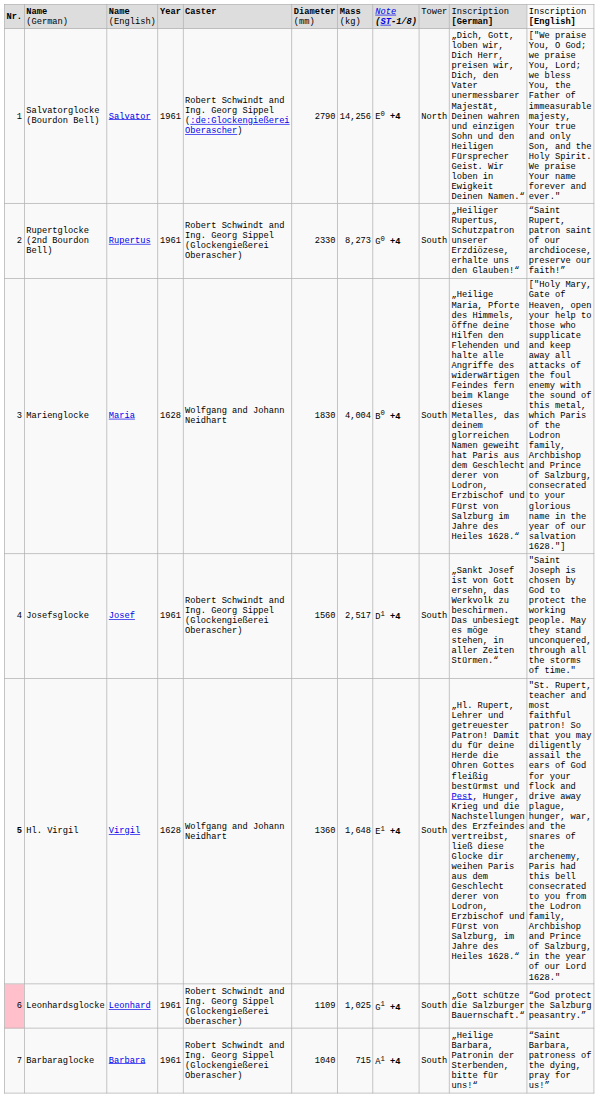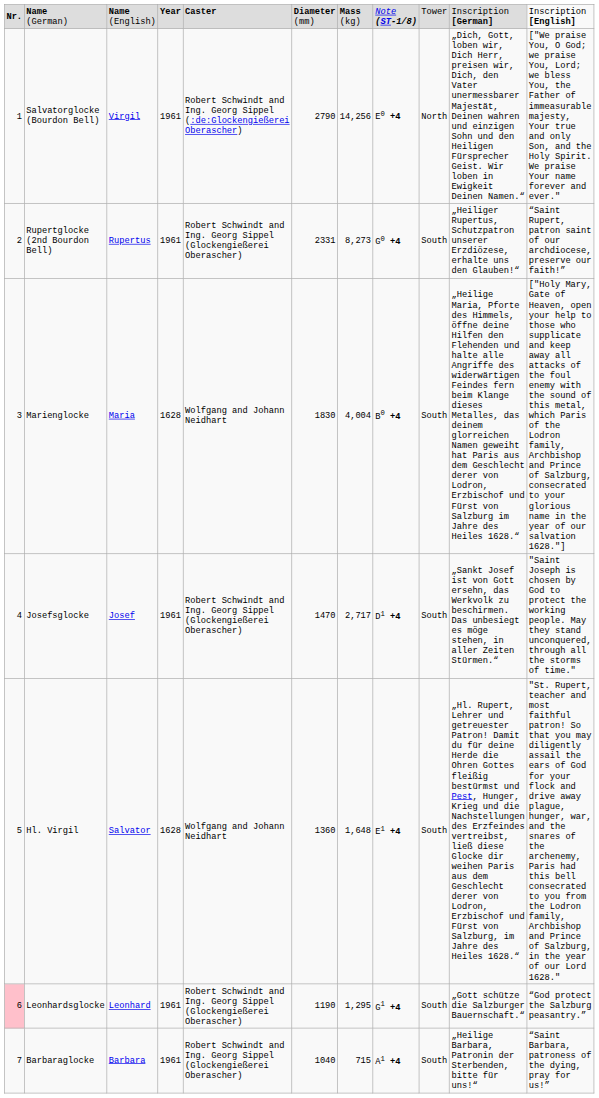(130, 116) Salvator -> (124, 116) Virgil
(325, 241) 2330 -> (325, 241) 2331
(325, 616) 1560 -> (325, 616) 1470
(358, 616) 2,517 -> (358, 616) 2,717
(19, 831) bold -> (19, 831) normal
(124, 831) Virgil -> (130, 831) Salvator
(325, 1006) 1109 -> (325, 1006) 1190
(358, 1006) 1,025 -> (358, 1006) 1,295
